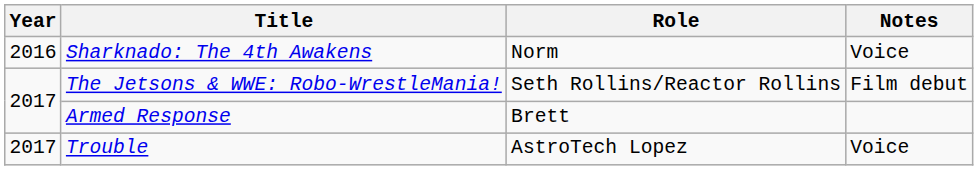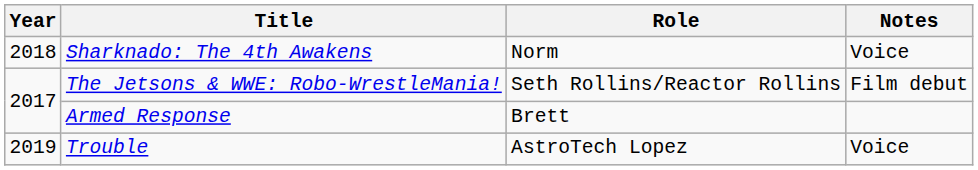(33, 53) 2016 -> (33, 53) 2018
(33, 149) 2017 -> (33, 149) 2019
